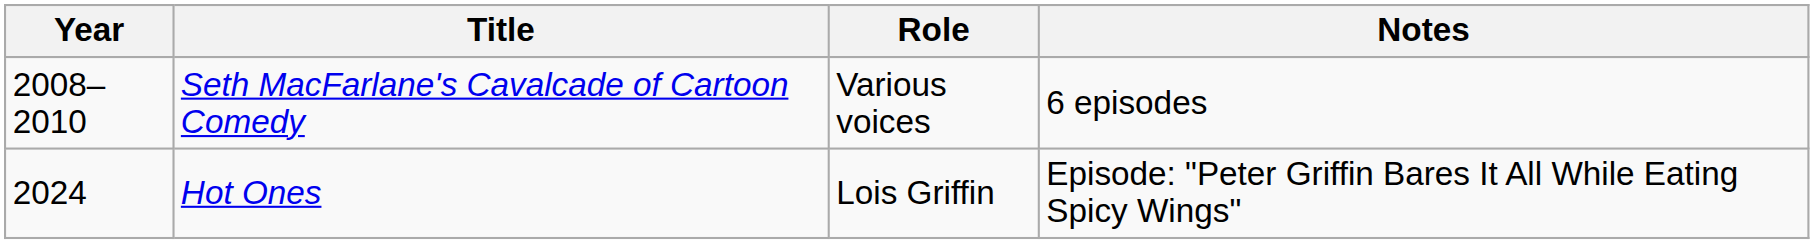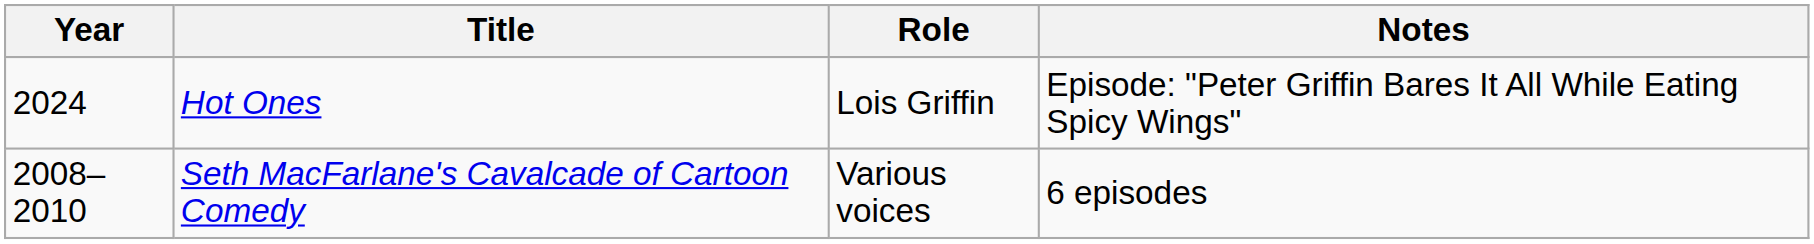rows swapped: (485, 102) <-> (251, 192)
